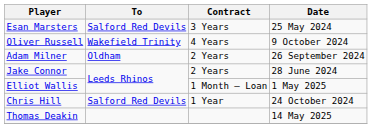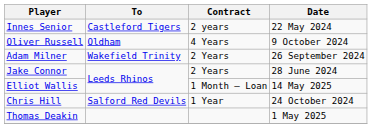+ row: (39, 27)
- row: (42, 27)
(134, 41) Wakefield Trinity -> (104, 41) Oldham
(104, 56) Oldham -> (134, 56) Wakefield Trinity
(299, 86) 1 May 2025 -> (302, 86) 14 May 2025
(302, 116) 14 May 2025 -> (299, 116) 1 May 2025
